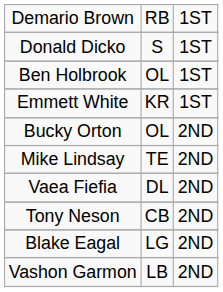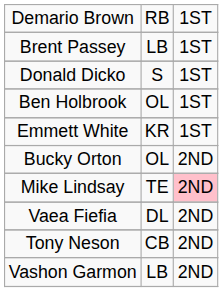+ row: (73, 46)
(195, 159) no background -> (195, 187) pink background
- row: (73, 243)
